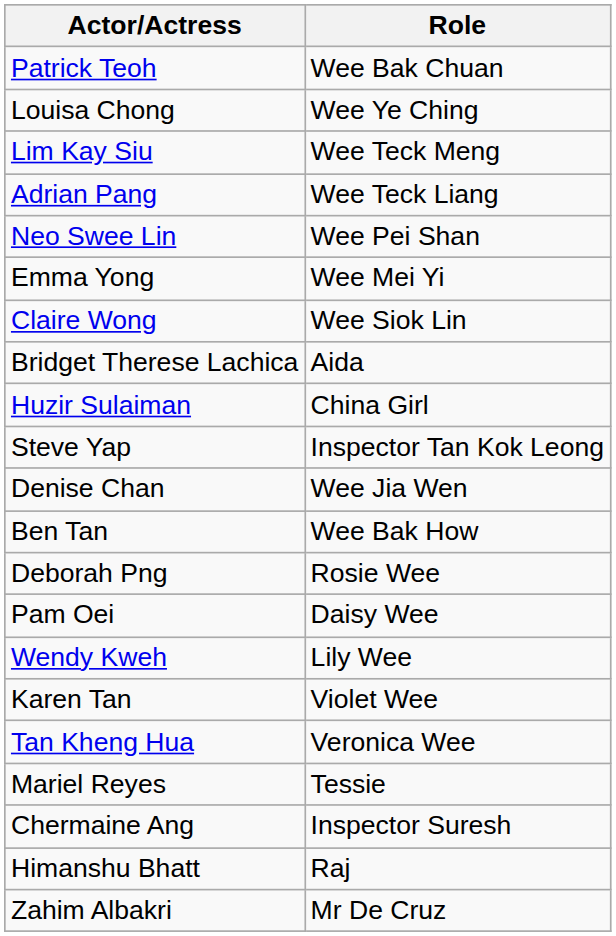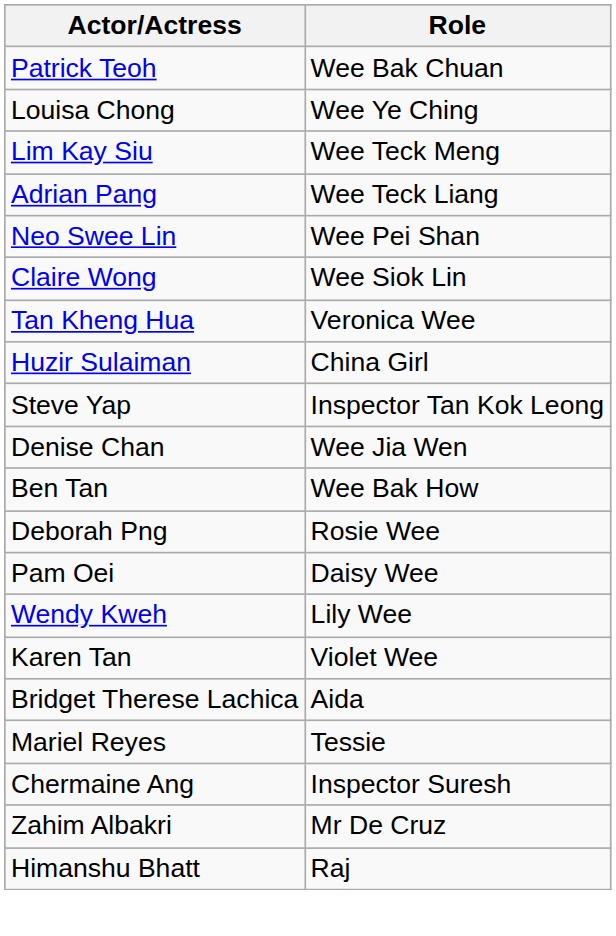- row: (83, 278)
rows swapped: (103, 741) <-> (155, 362)
rows swapped: (91, 910) <-> (105, 868)
